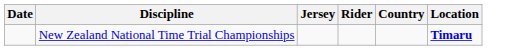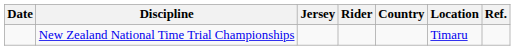+ column: (496, 14)
(451, 34) bold -> (449, 34) normal
